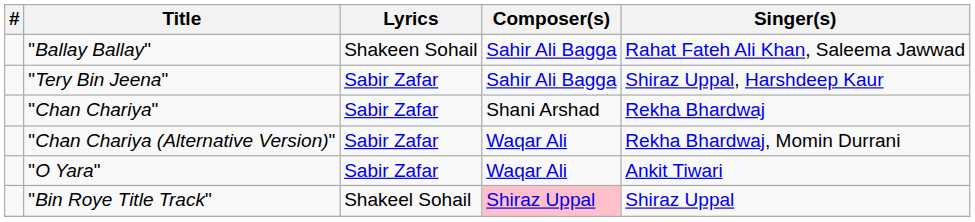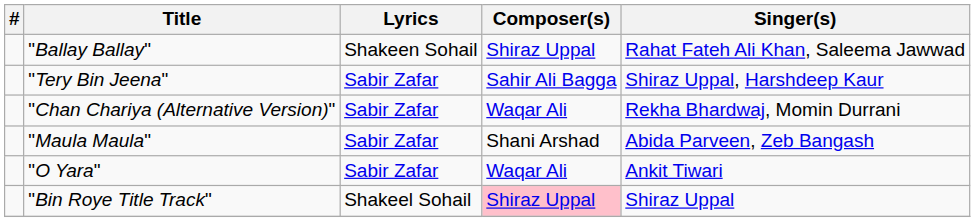(551, 49) Sahir Ali Bagga -> (541, 49) Shiraz Uppal
- row: (93, 110)
+ row: (90, 140)
